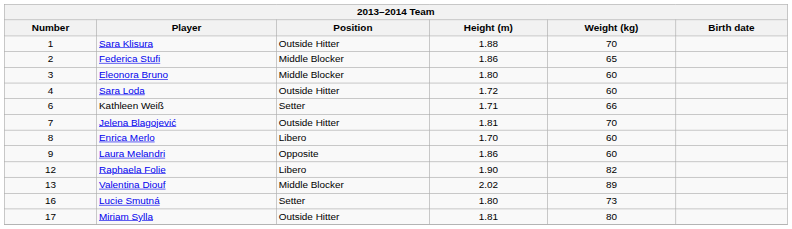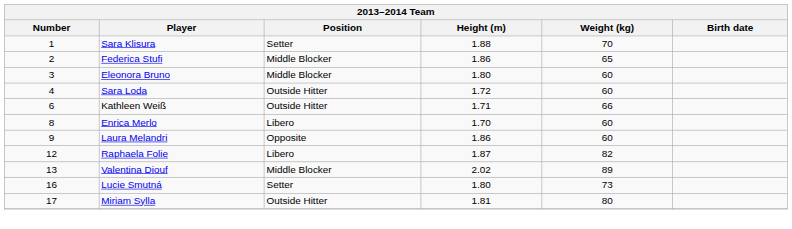(309, 43) Outside Hitter -> (280, 43) Setter
(292, 106) Setter -> (297, 106) Outside Hitter
- row: (138, 122)
(488, 169) 1.90 -> (481, 153) 1.87
